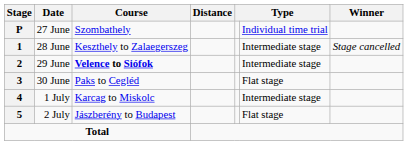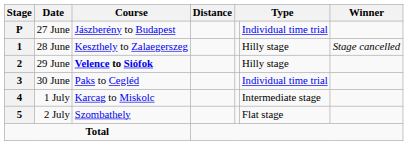(103, 30) Szombathely -> (125, 30) Jászberény to Budapest
(281, 47) Intermediate stage -> (265, 47) Hilly stage
(281, 64) Intermediate stage -> (265, 64) Hilly stage
(263, 81) Flat stage -> (285, 81) Individual time trial
(125, 115) Jászberény to Budapest -> (103, 115) Szombathely
